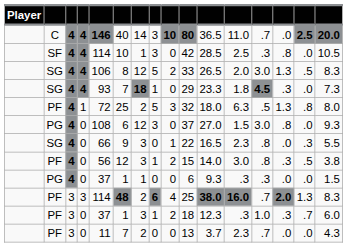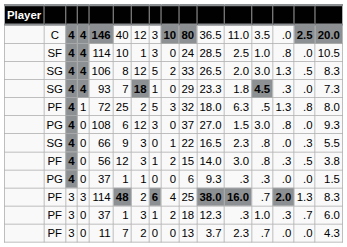(140, 35) 14 -> (140, 35) 12
(265, 35) .7 -> (262, 35) 3.5
(188, 53) 42 -> (188, 53) 24
(265, 53) .3 -> (262, 53) 1.0
